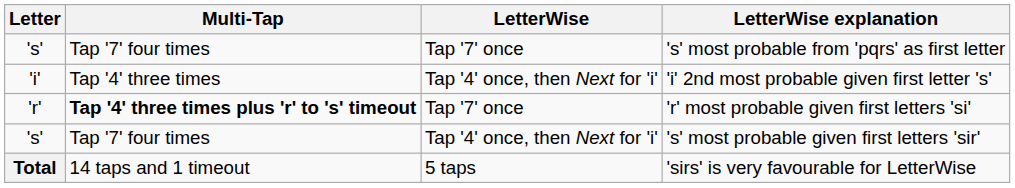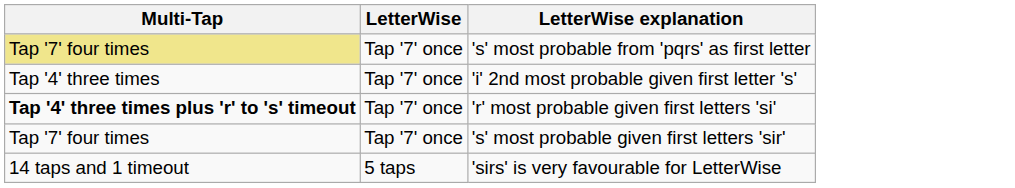- column: (35, 19)
(140, 49) no background -> (79, 49) khaki background
(541, 78) Tap '4' once, then Next for 'i' -> (414, 78) Tap '7' once
(541, 138) Tap '4' once, then Next for 'i' -> (414, 138) Tap '7' once
